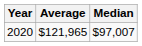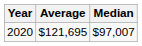(63, 32) $121,965 -> (63, 32) $121,695
